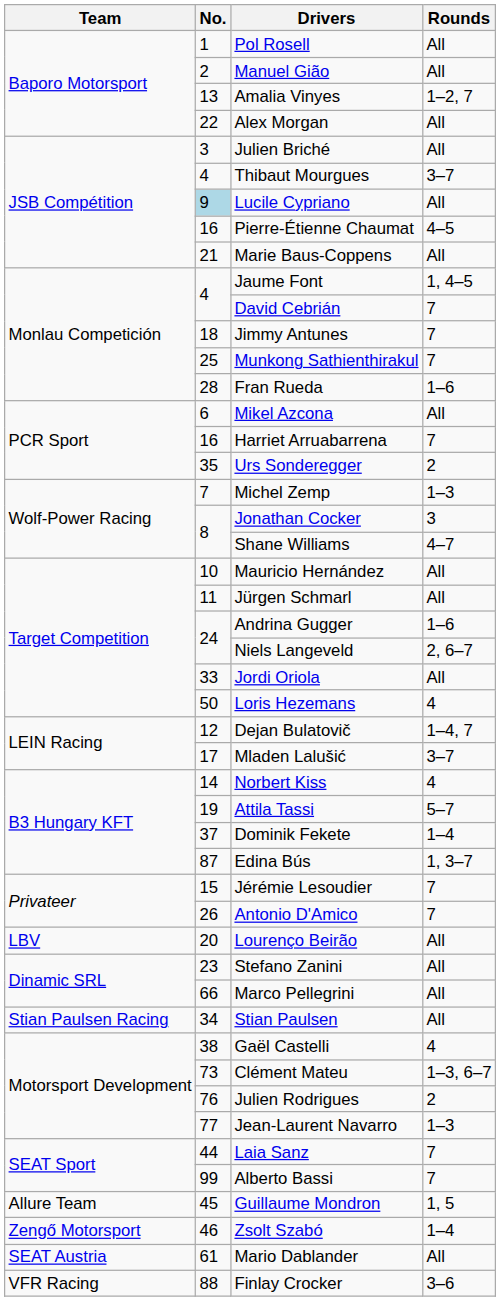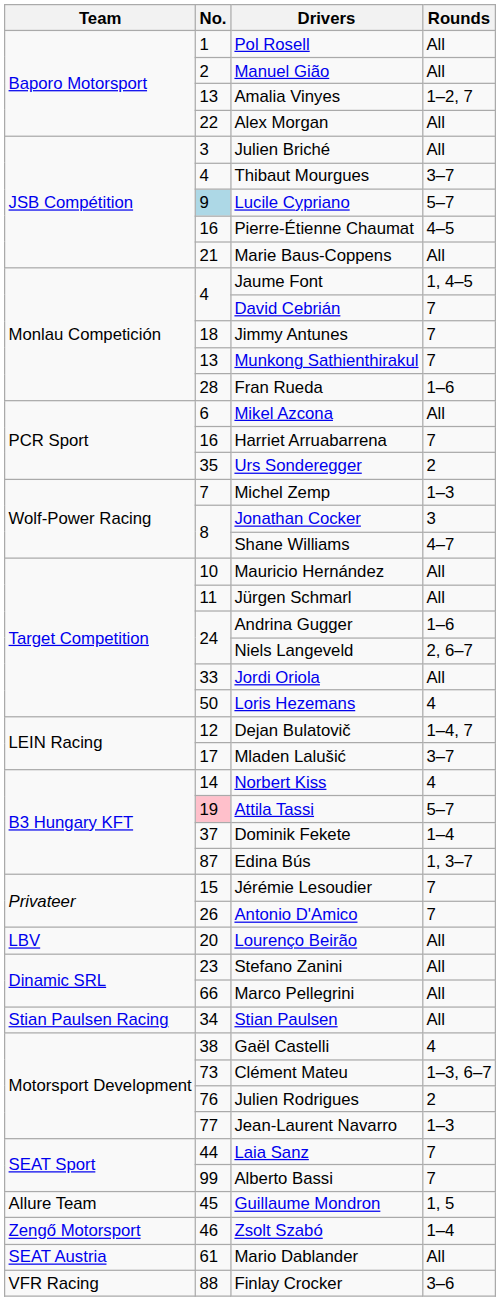(436, 202) All -> (440, 202) 5–7
(209, 360) 25 -> (209, 360) 13
(209, 808) no background -> (209, 808) pink background
